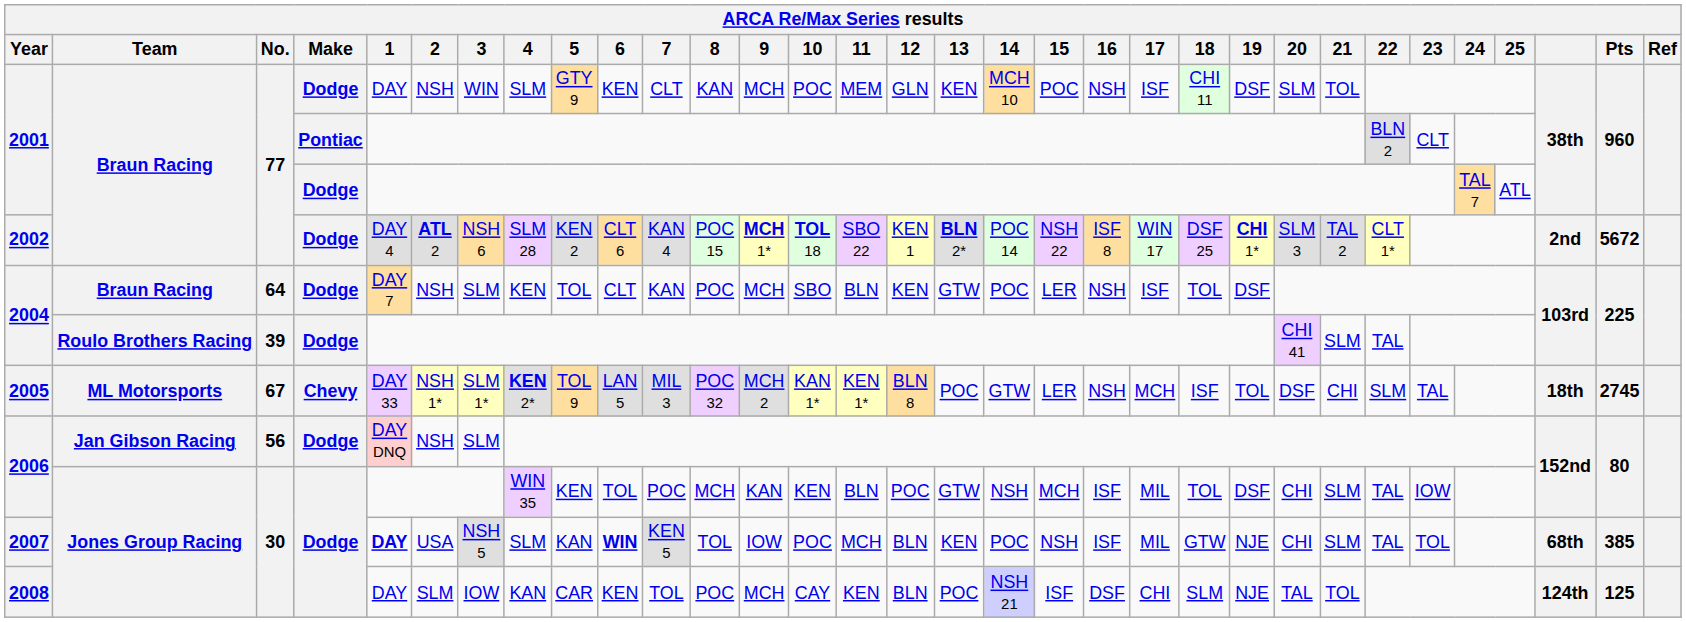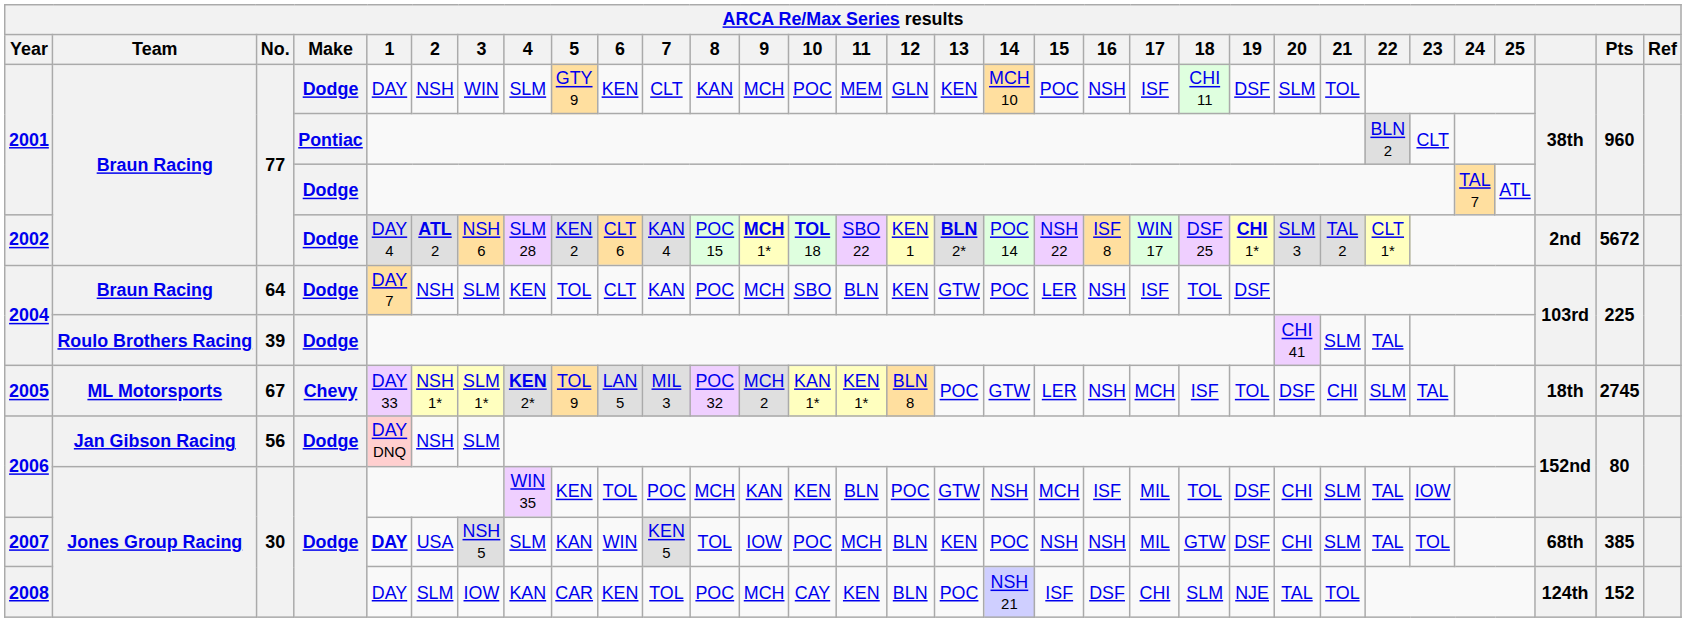(620, 542) bold -> (620, 542) normal
(1107, 542) ISF -> (1107, 542) NSH
(1252, 542) NJE -> (1252, 542) DSF
(1620, 592) 125 -> (1620, 592) 152
